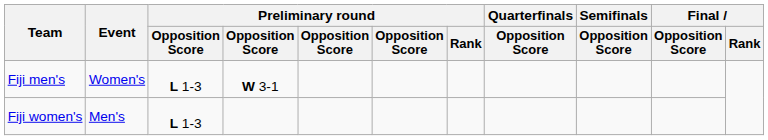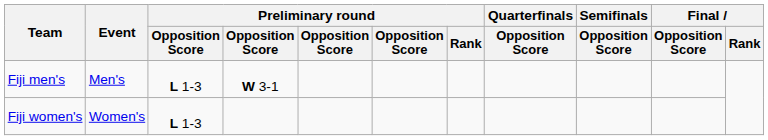(117, 80) Women's -> (107, 80) Men's
(107, 116) Men's -> (117, 116) Women's
